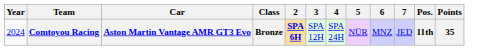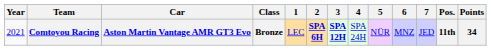+ column: (296, 11)
(16, 32) 2024 -> (16, 32) 2021
(316, 32) normal -> (338, 32) bold
(450, 32) 35 -> (472, 32) 34
